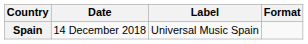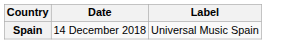- column: (282, 13)
